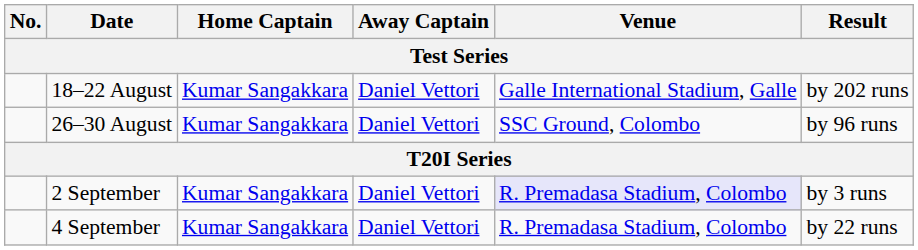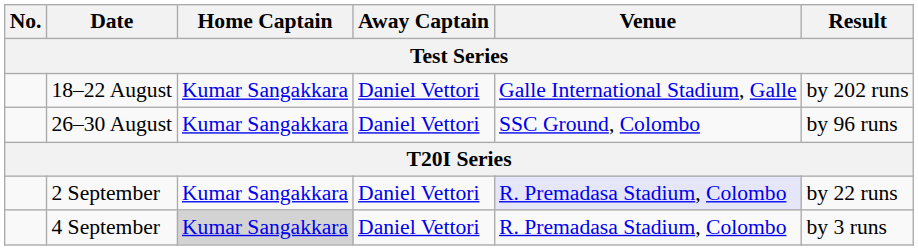(847, 192) by 3 runs -> (852, 192) by 22 runs
(265, 227) no background -> (265, 227) lightgrey background
(852, 227) by 22 runs -> (847, 227) by 3 runs
